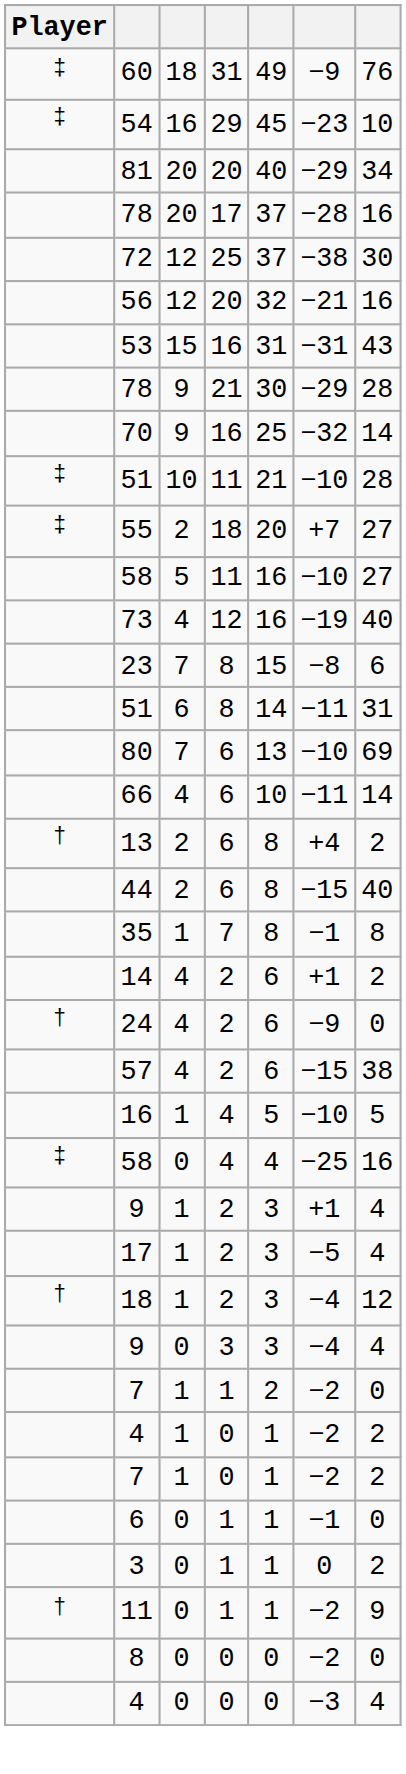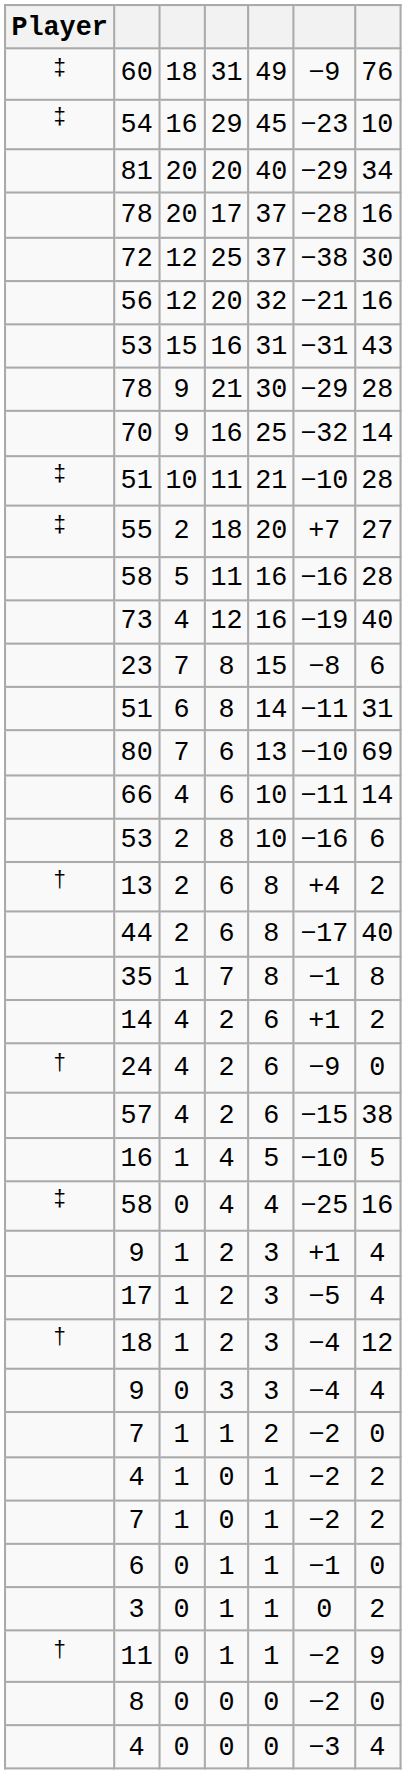(324, 578) −10 -> (324, 578) −16
(377, 578) 27 -> (377, 578) 28
+ row: (137, 840)
(324, 890) −15 -> (324, 934) −17
